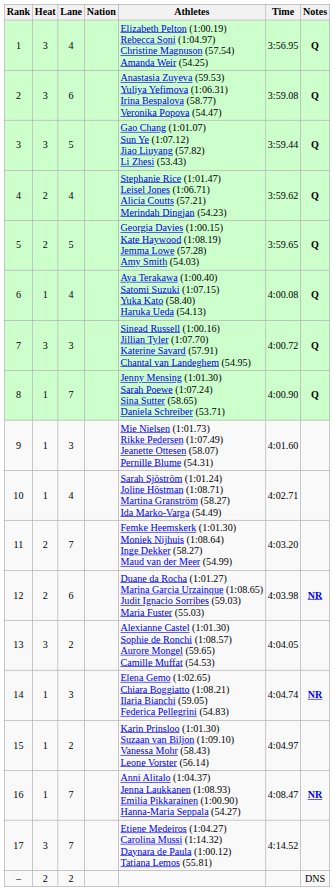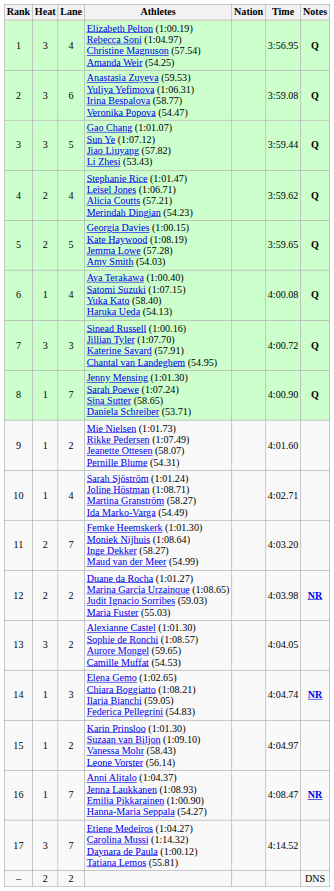columns swapped: (101, 12) <-> (192, 12)
(71, 445) 3 -> (71, 445) 2
(71, 595) 6 -> (71, 595) 2
